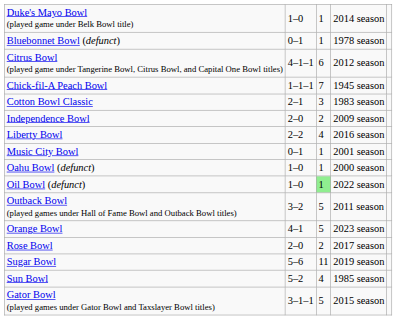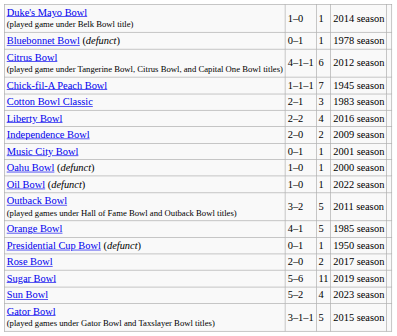rows swapped: (48, 118) <-> (35, 135)
(321, 184) lightgreen background -> (321, 184) no background
(359, 229) 2023 season -> (359, 229) 1985 season
+ row: (74, 245)
(359, 278) 1985 season -> (359, 295) 2023 season
